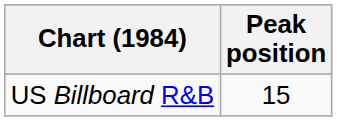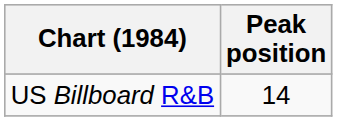(276, 94) 15 -> (276, 94) 14
